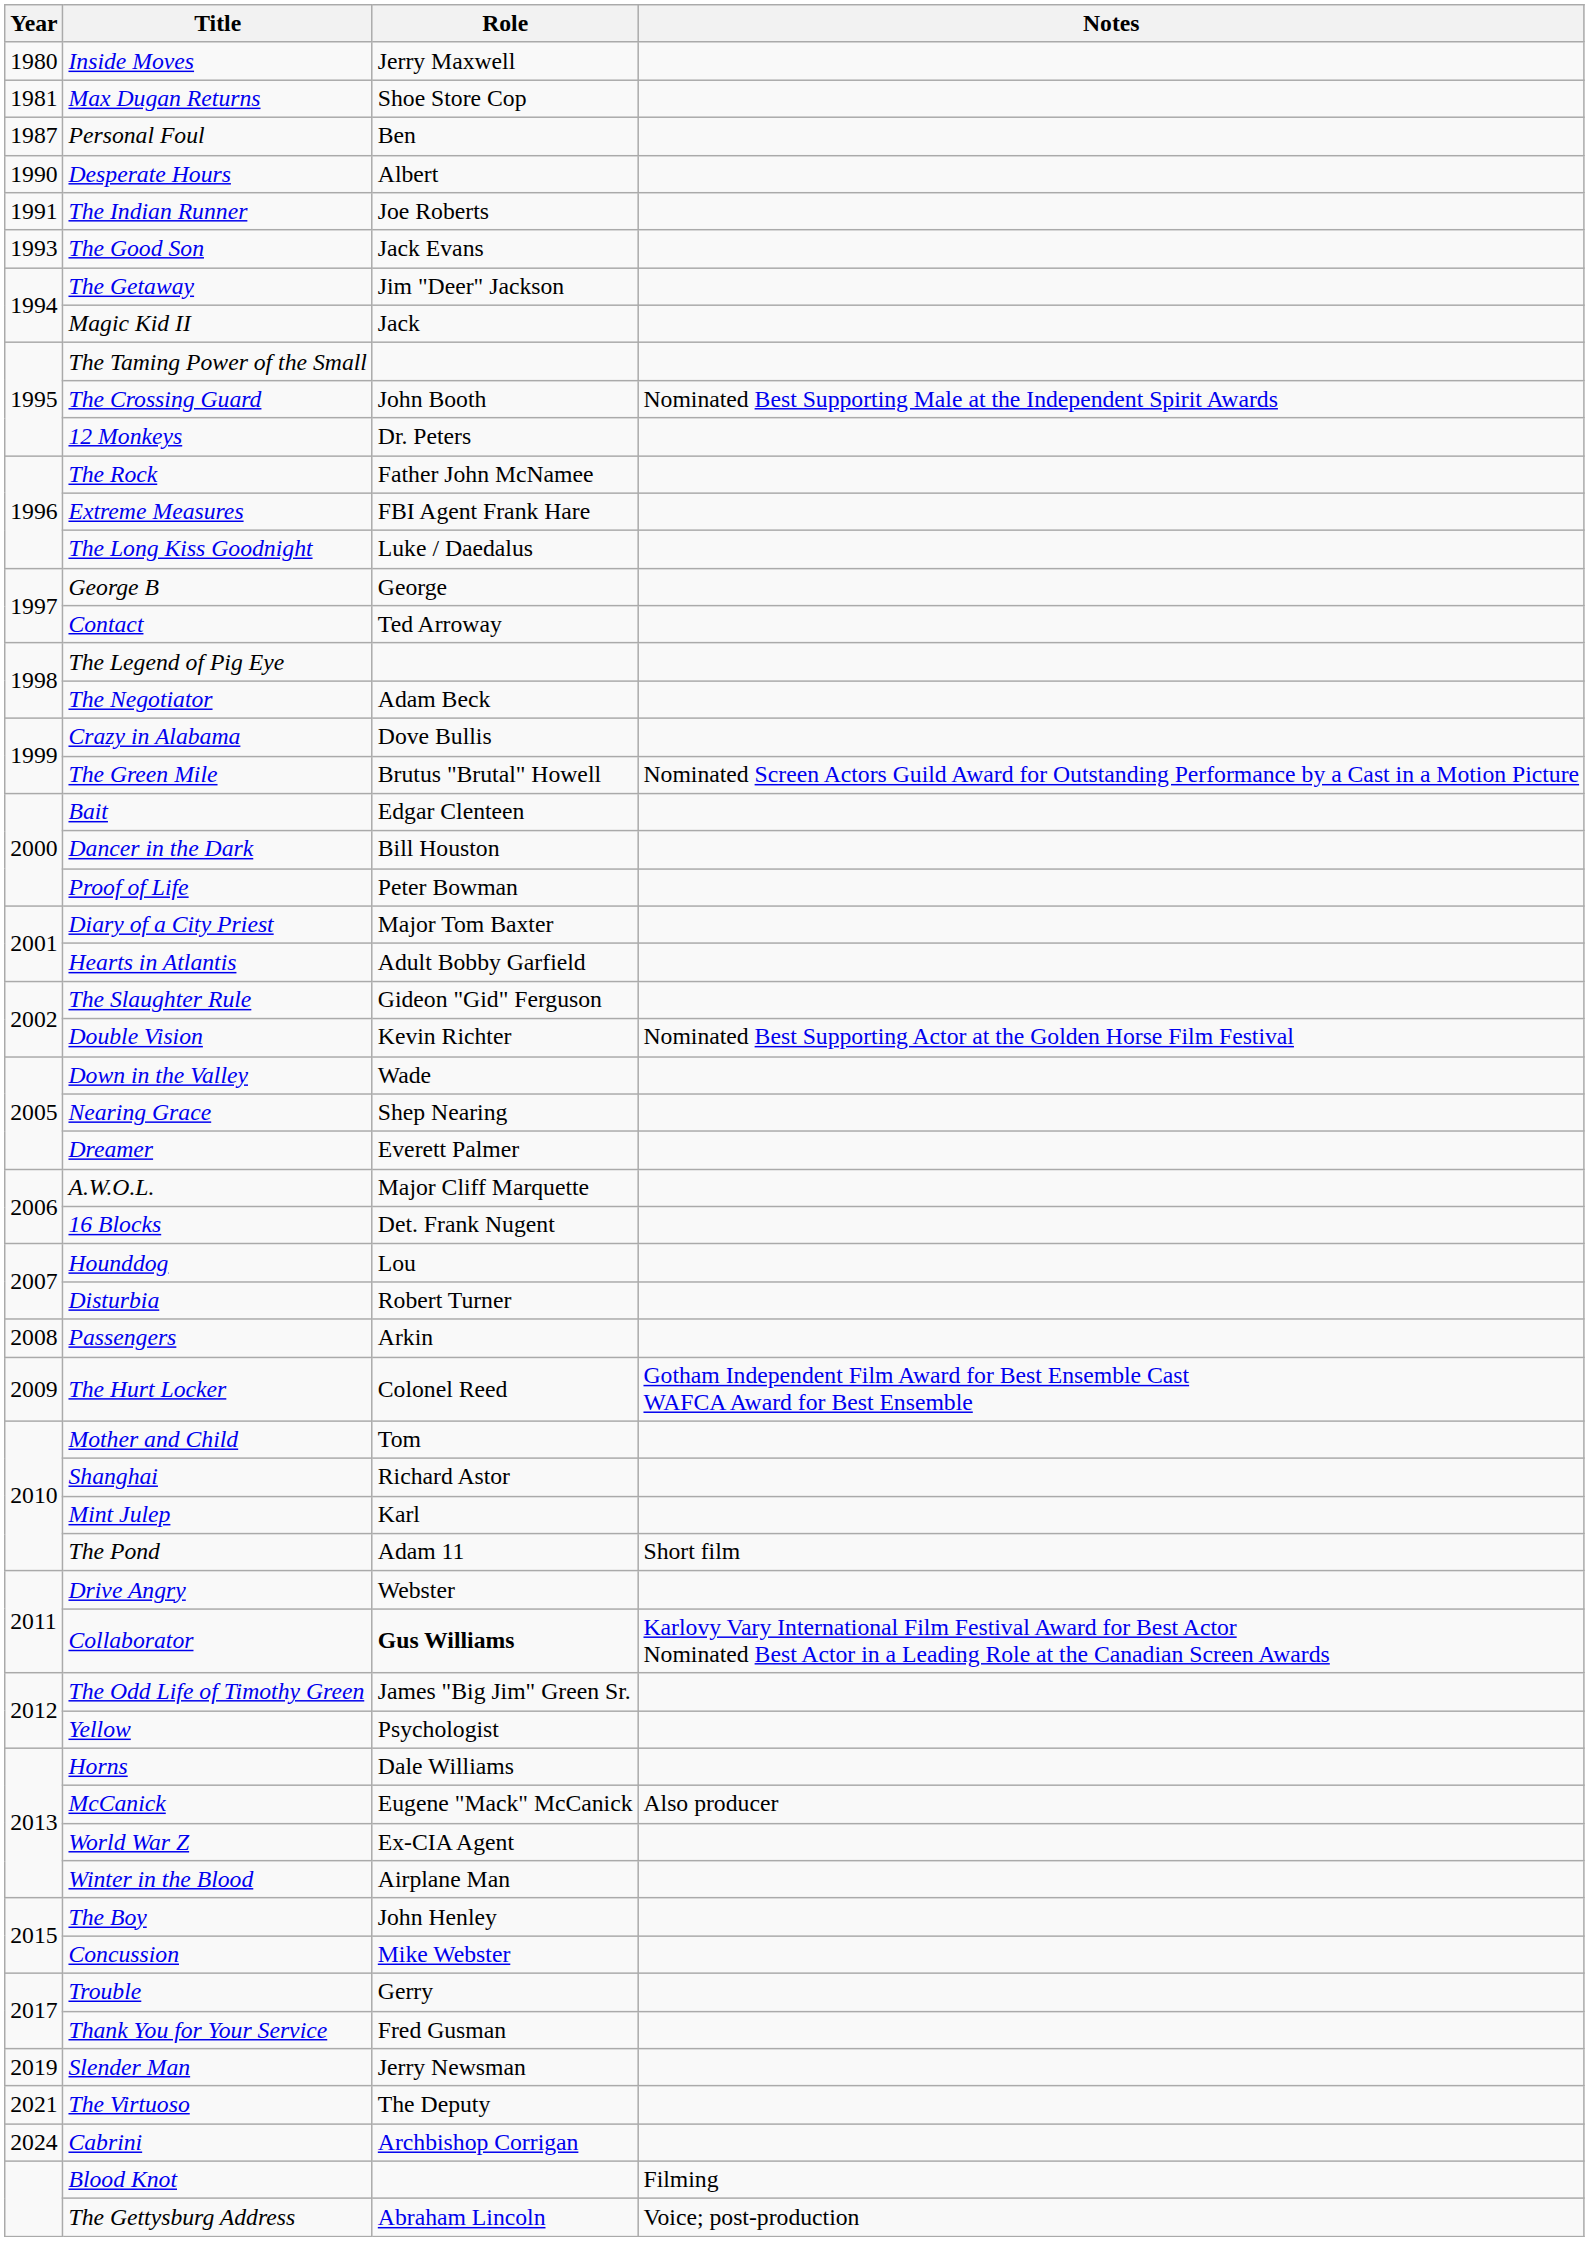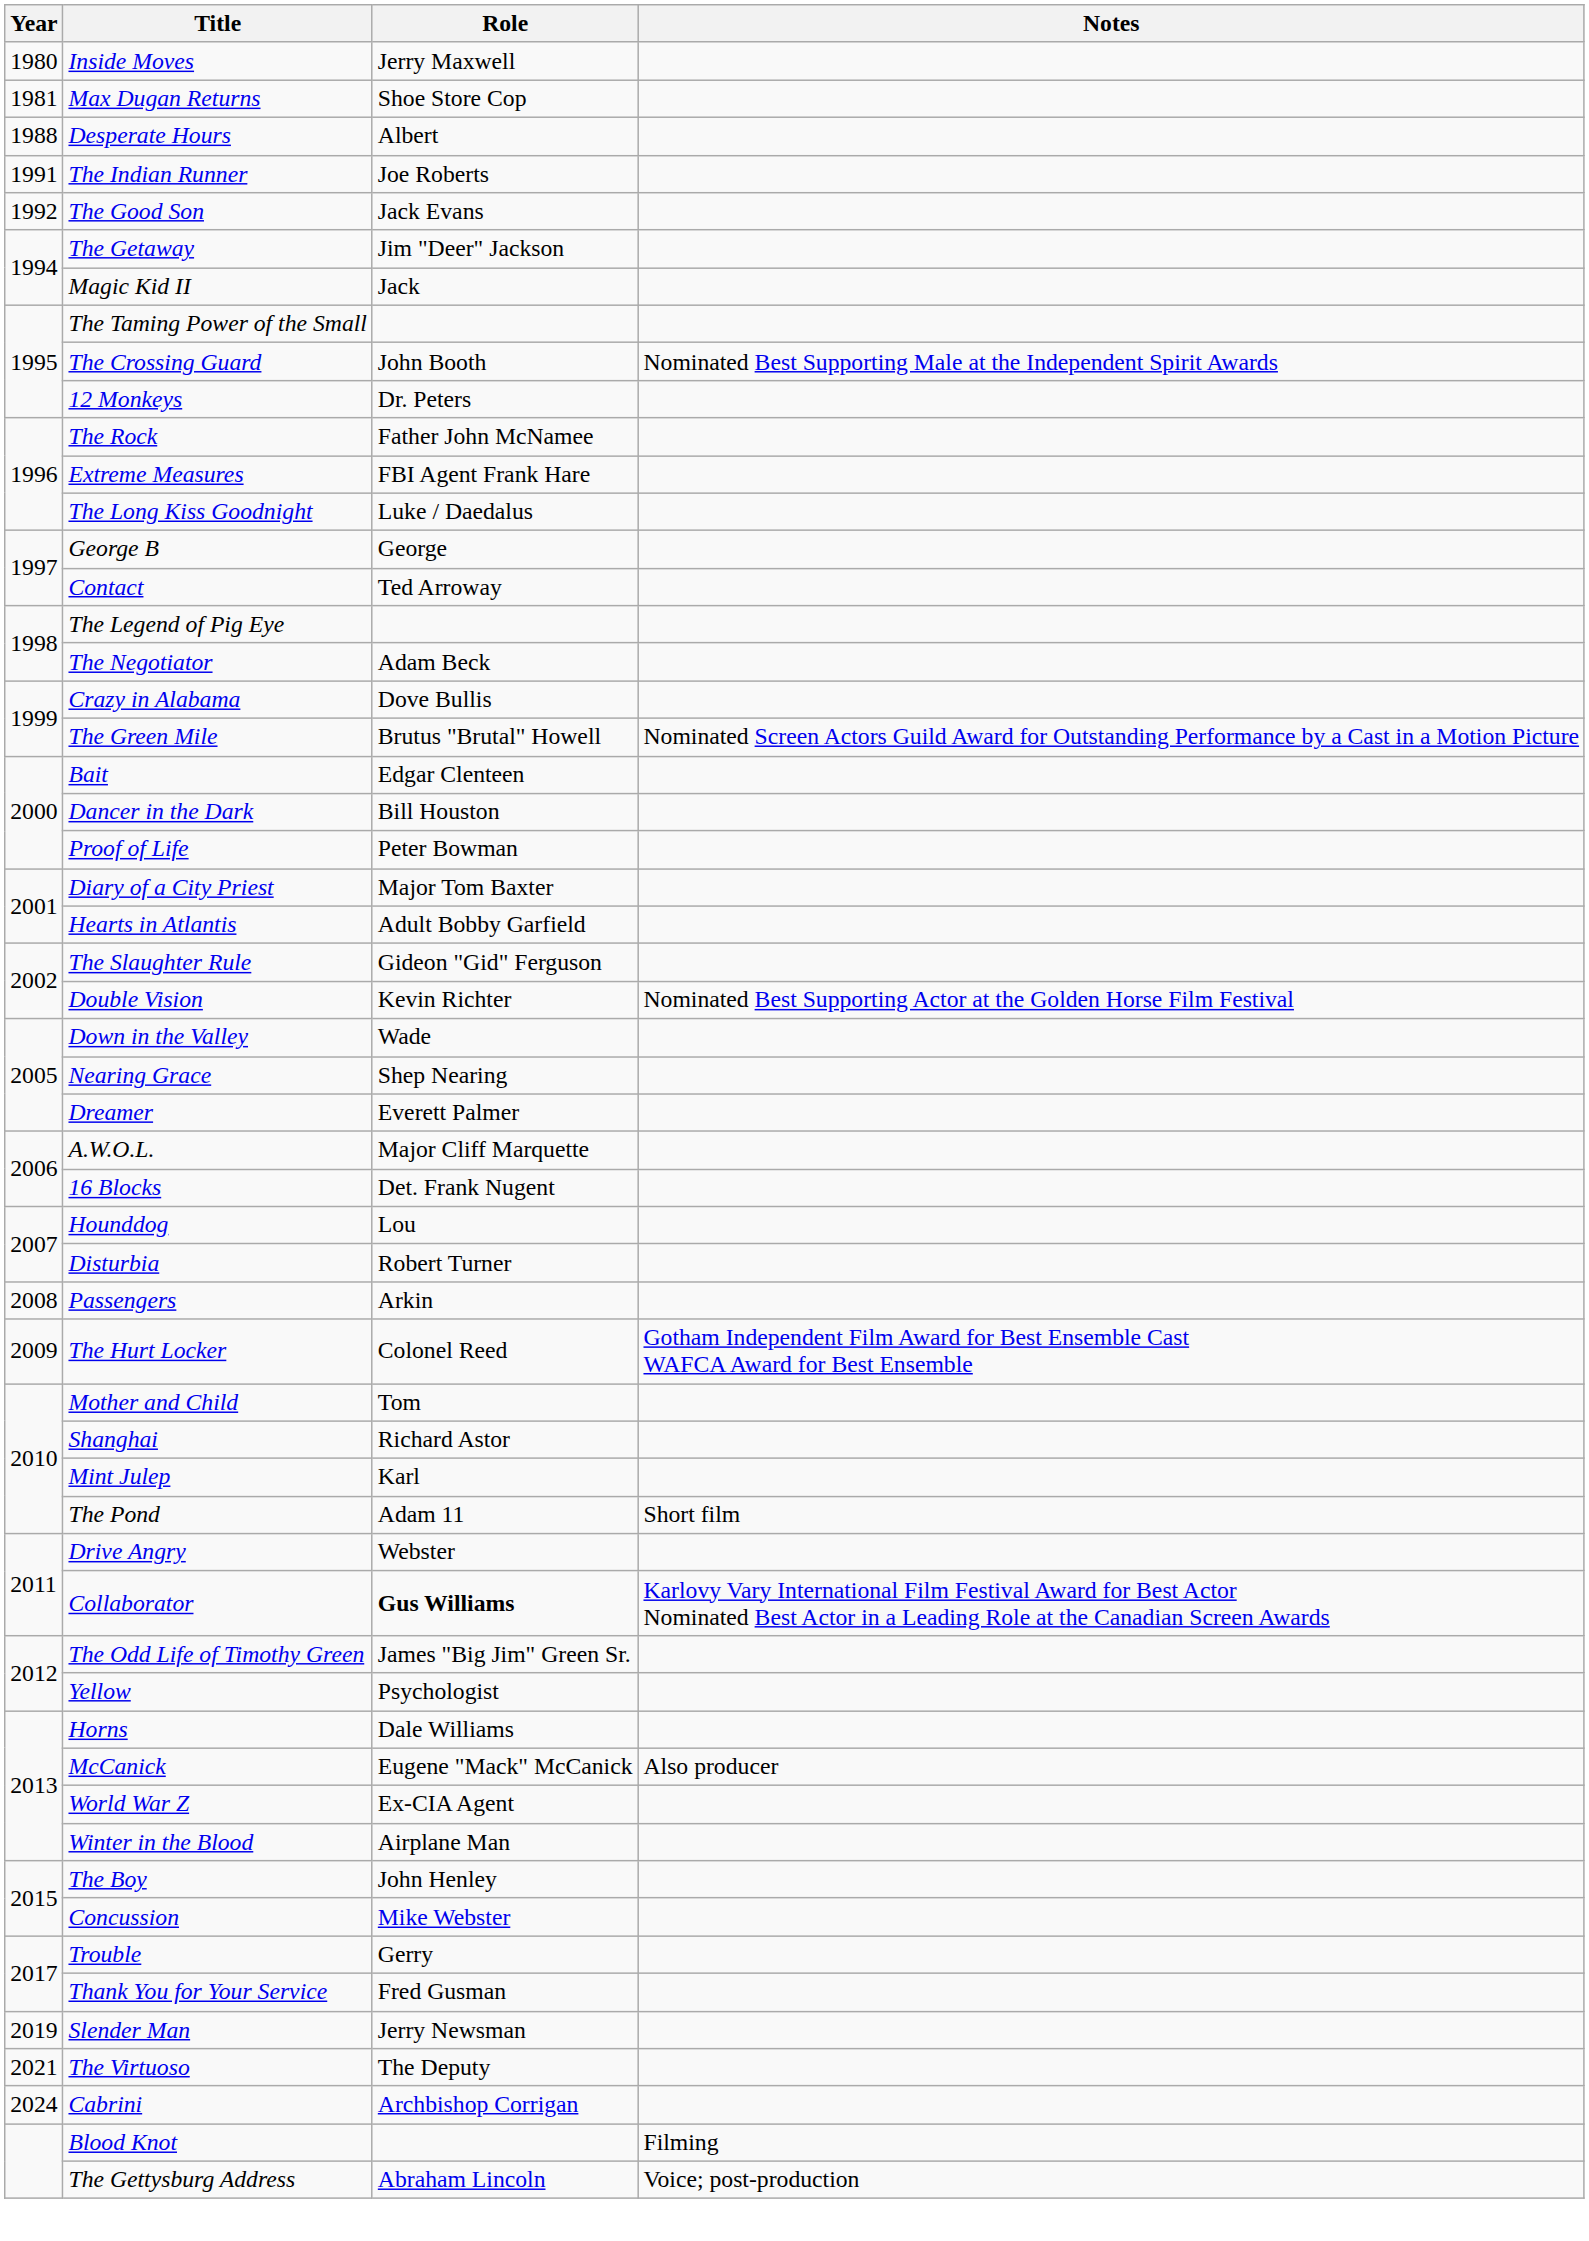- row: (137, 135)
(34, 173) 1990 -> (34, 135) 1988
(34, 248) 1993 -> (34, 211) 1992
